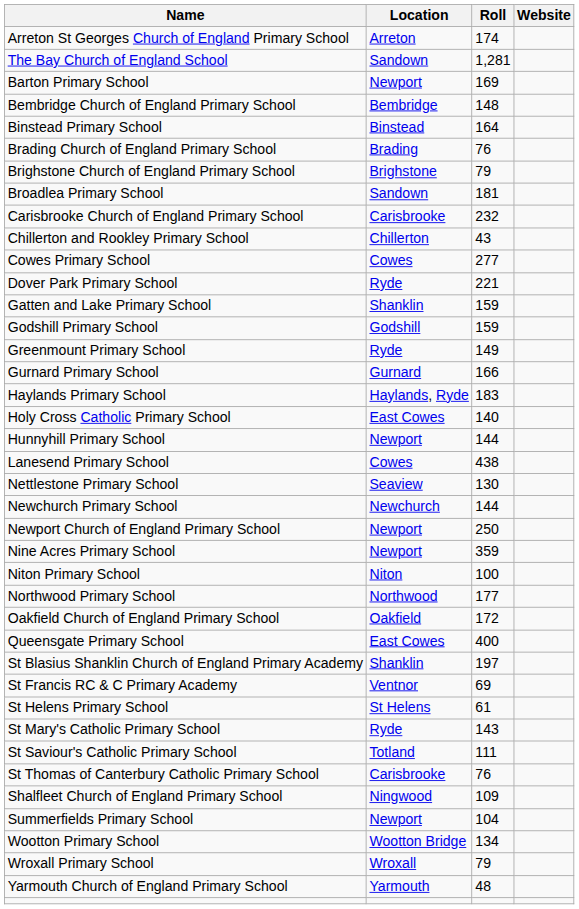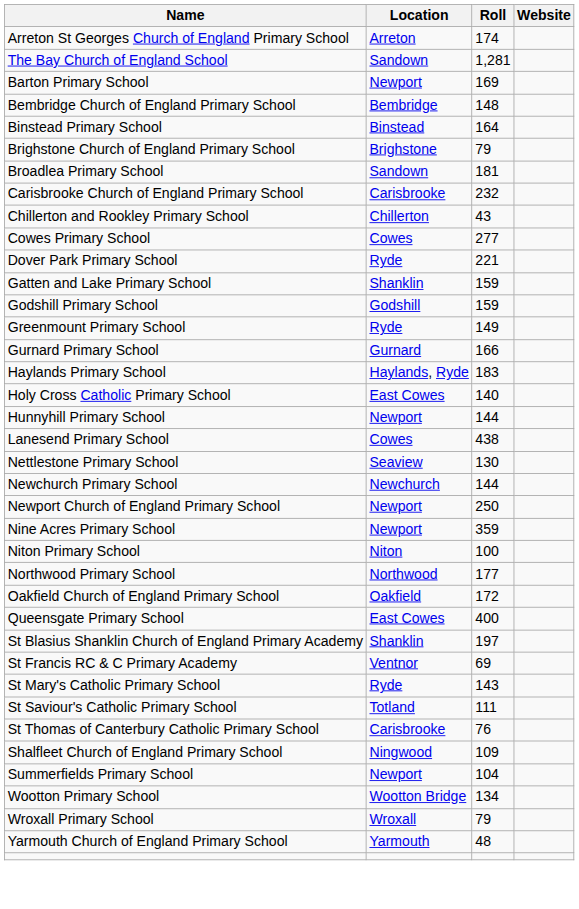- row: (142, 149)
- row: (88, 707)
